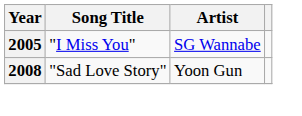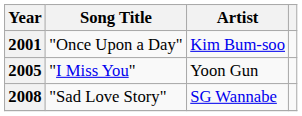+ row: (25, 44)
(217, 44) SG Wannabe -> (224, 70) Yoon Gun
(208, 70) Yoon Gun -> (234, 96) SG Wannabe
